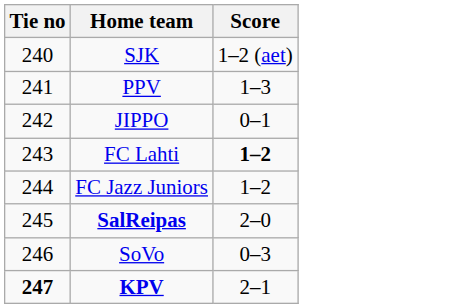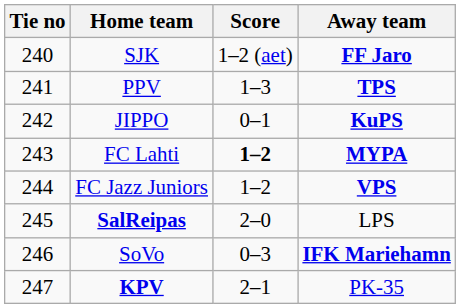+ column: (377, 21)
(38, 287) bold -> (38, 287) normal
